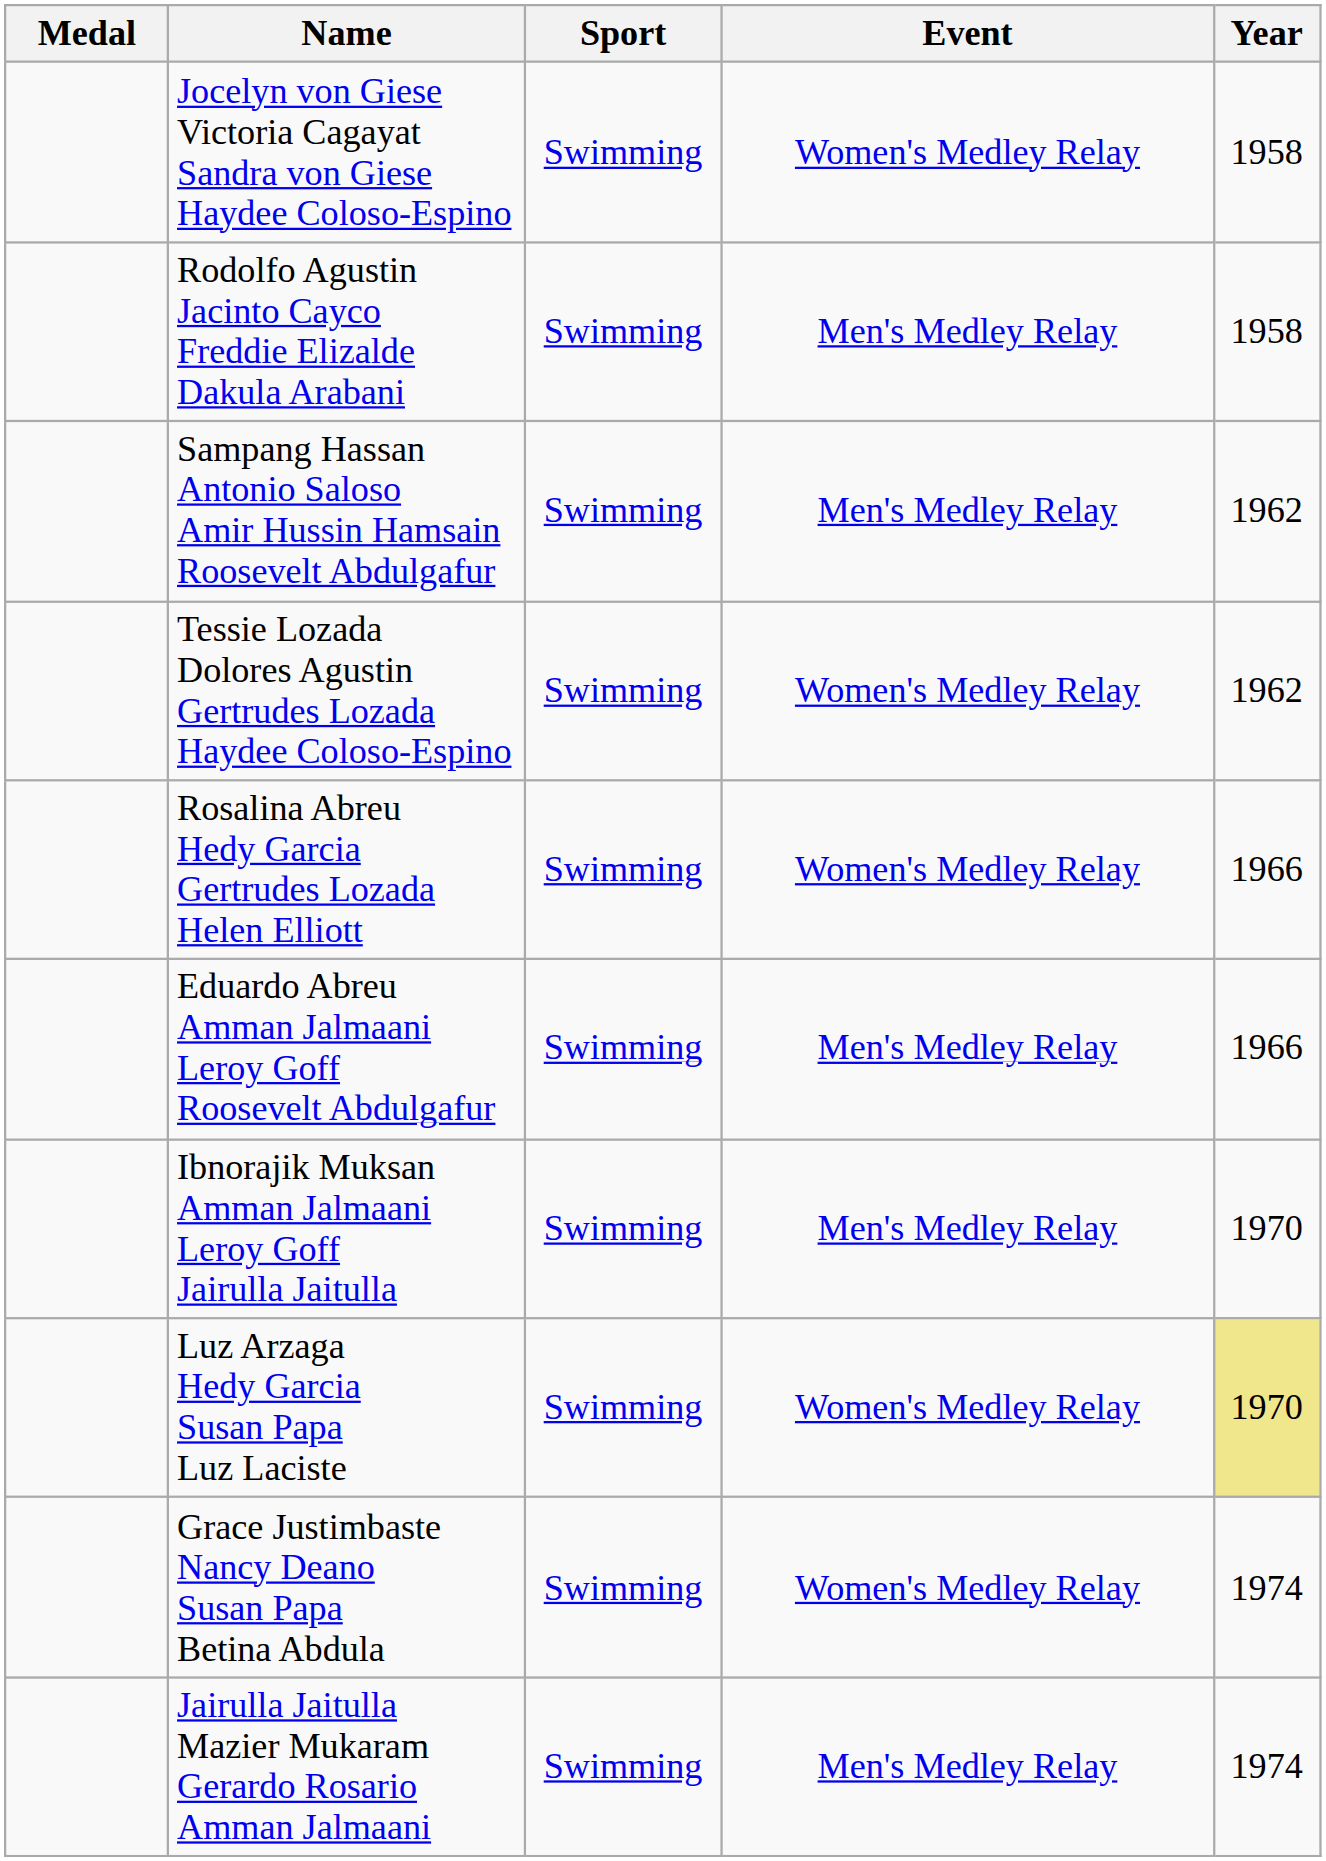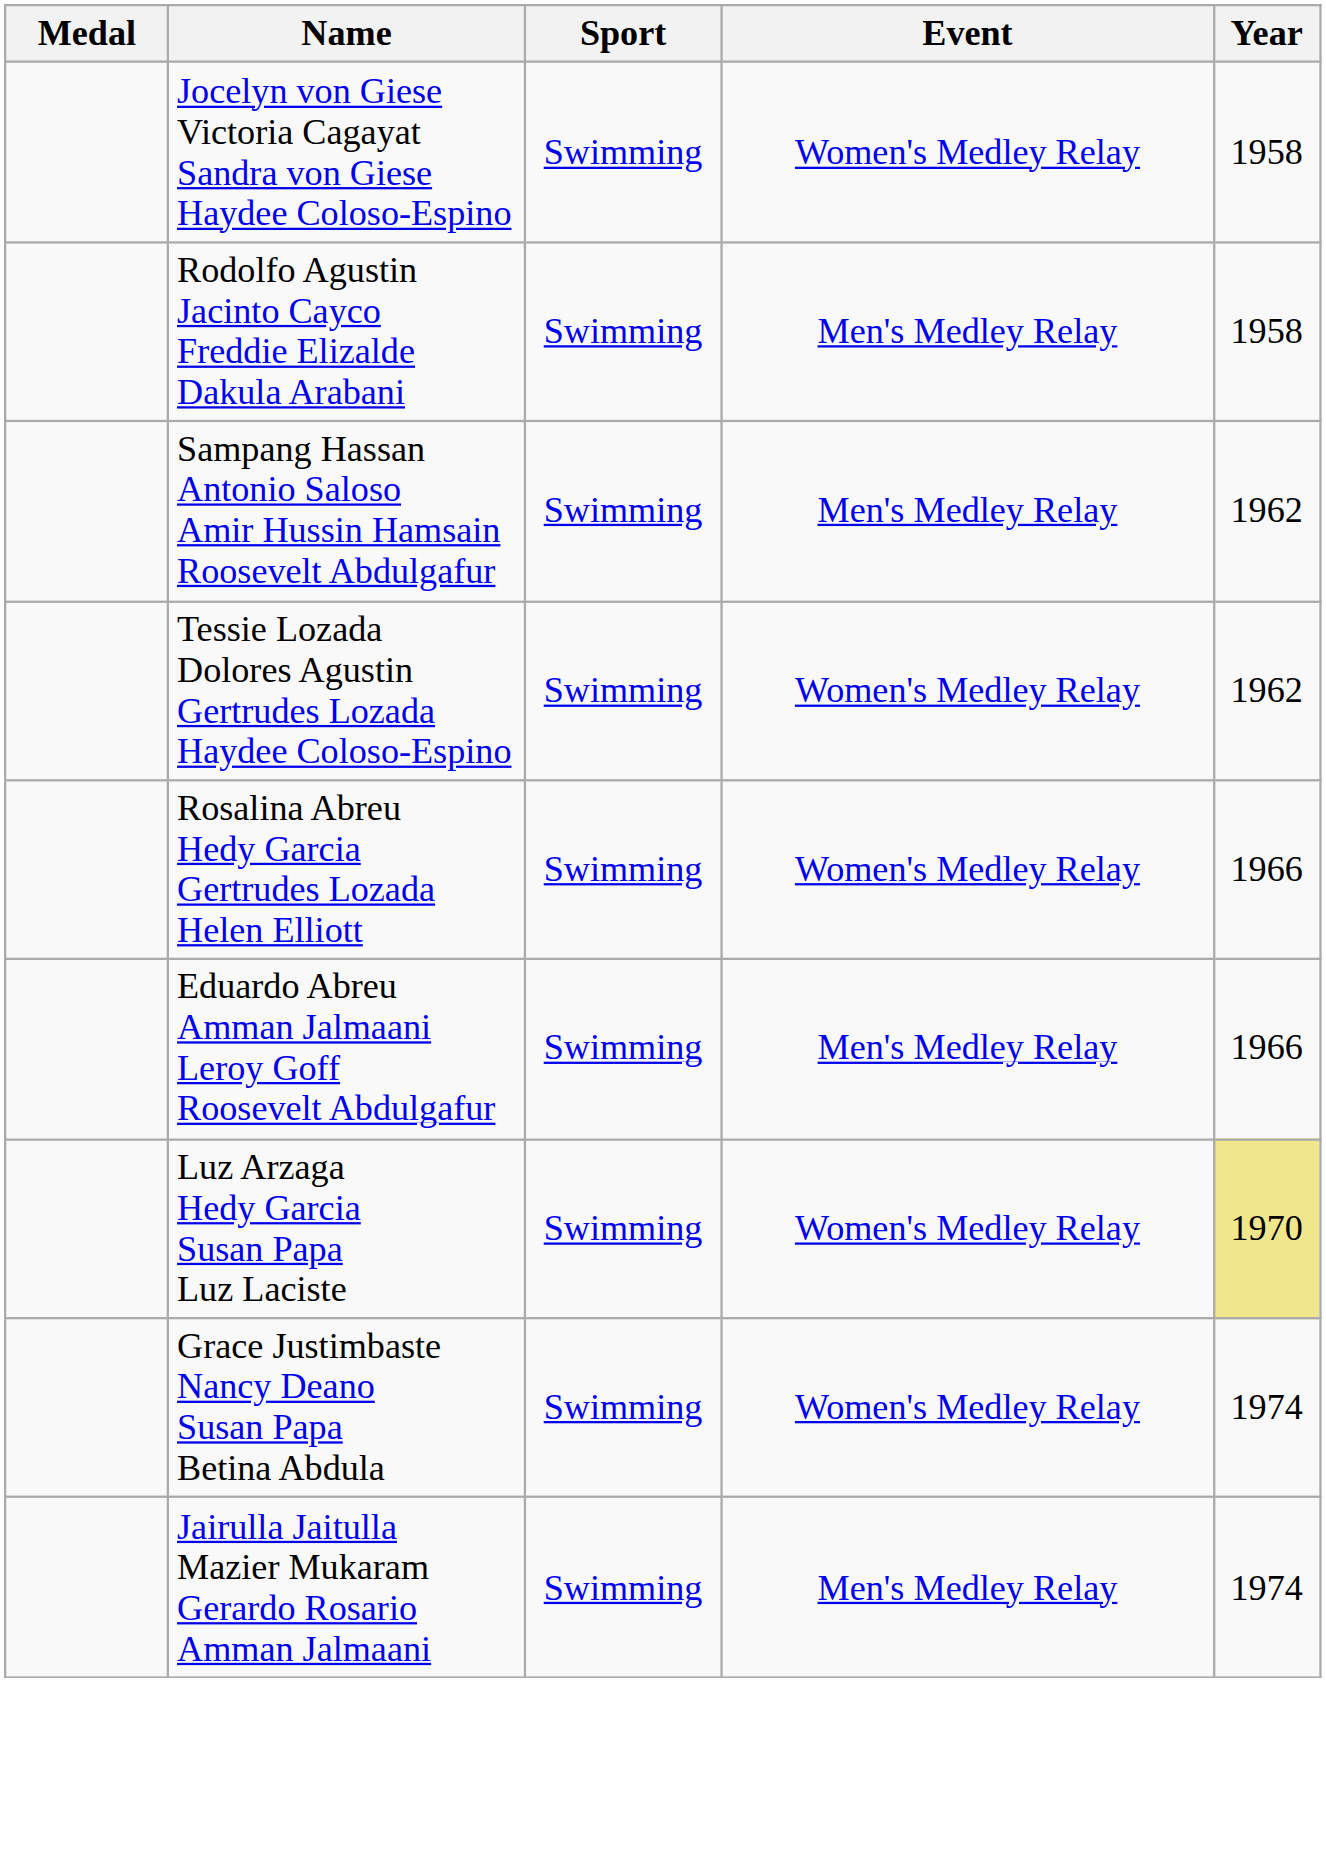- row: (306, 1227)
